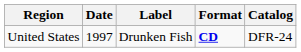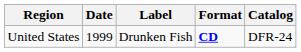(99, 36) 1997 -> (99, 36) 1999
